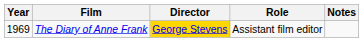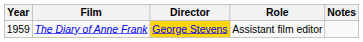(18, 29) 1969 -> (18, 29) 1959
